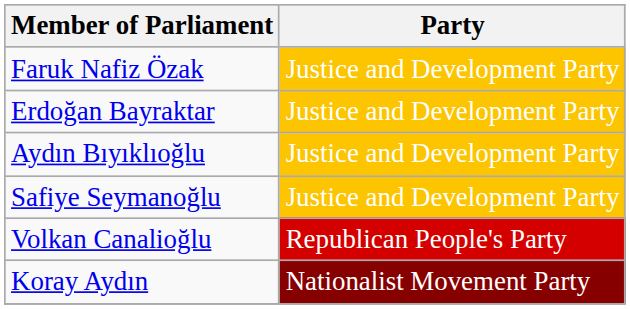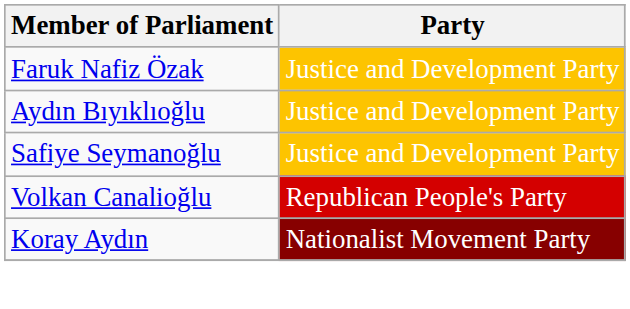- row: (113, 111)
